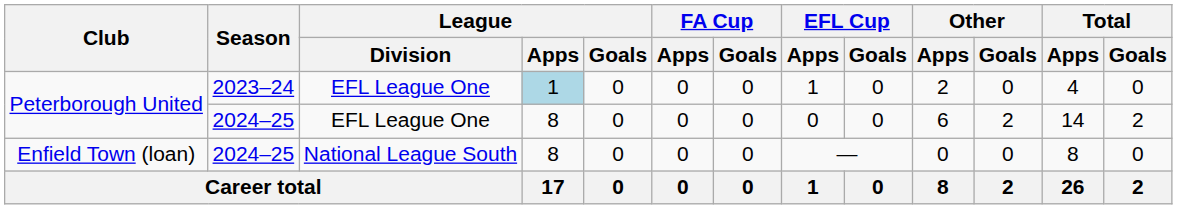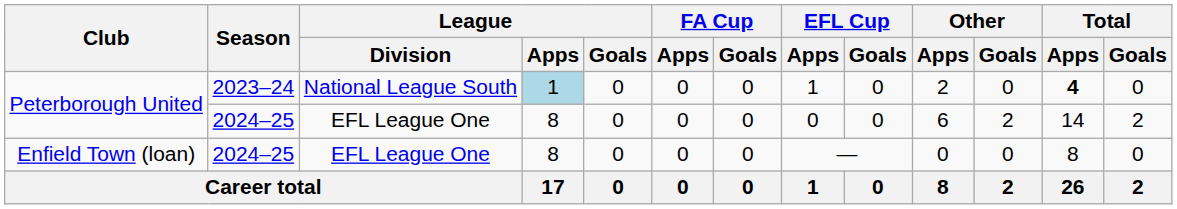(410, 87) EFL League One -> (410, 87) National League South
(1073, 87) normal -> (1073, 87) bold
(410, 154) National League South -> (410, 154) EFL League One
